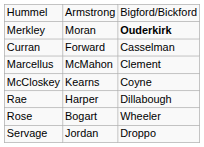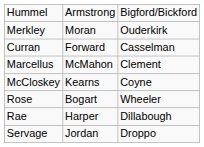(146, 30) bold -> (144, 30) normal
rows swapped: (17, 99) <-> (20, 116)
